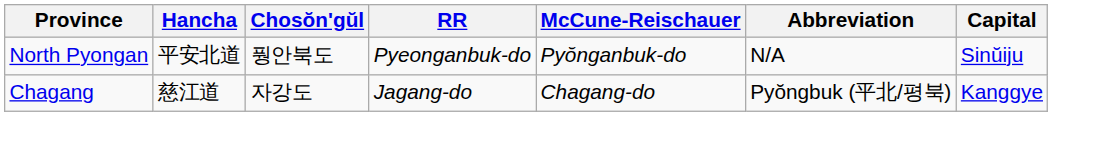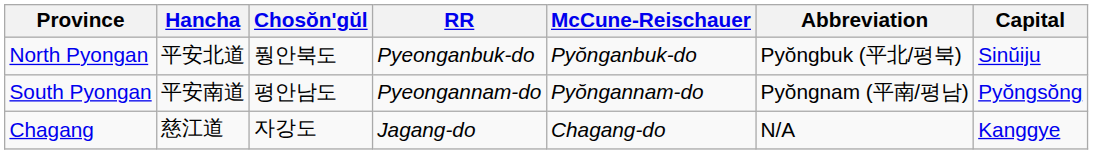(767, 55) N/A -> (861, 55) Pyŏngbuk (平北/평북)
+ row: (81, 92)
(851, 92) Pyŏngbuk (平北/평북) -> (778, 129) N/A
